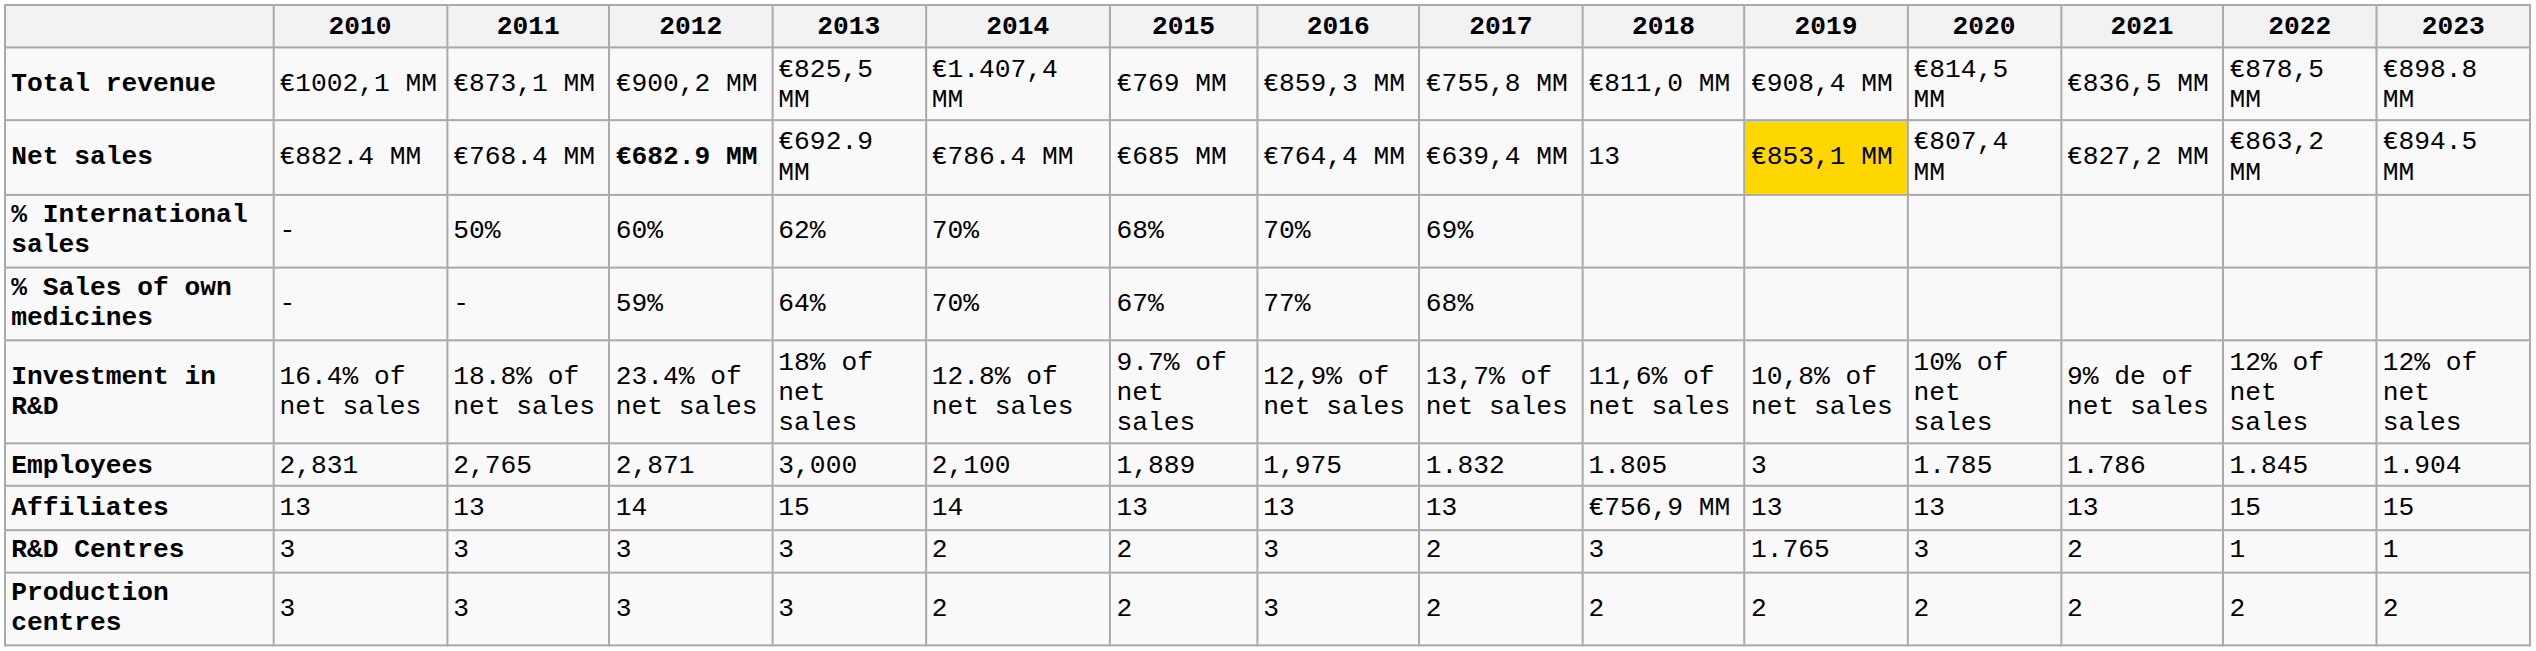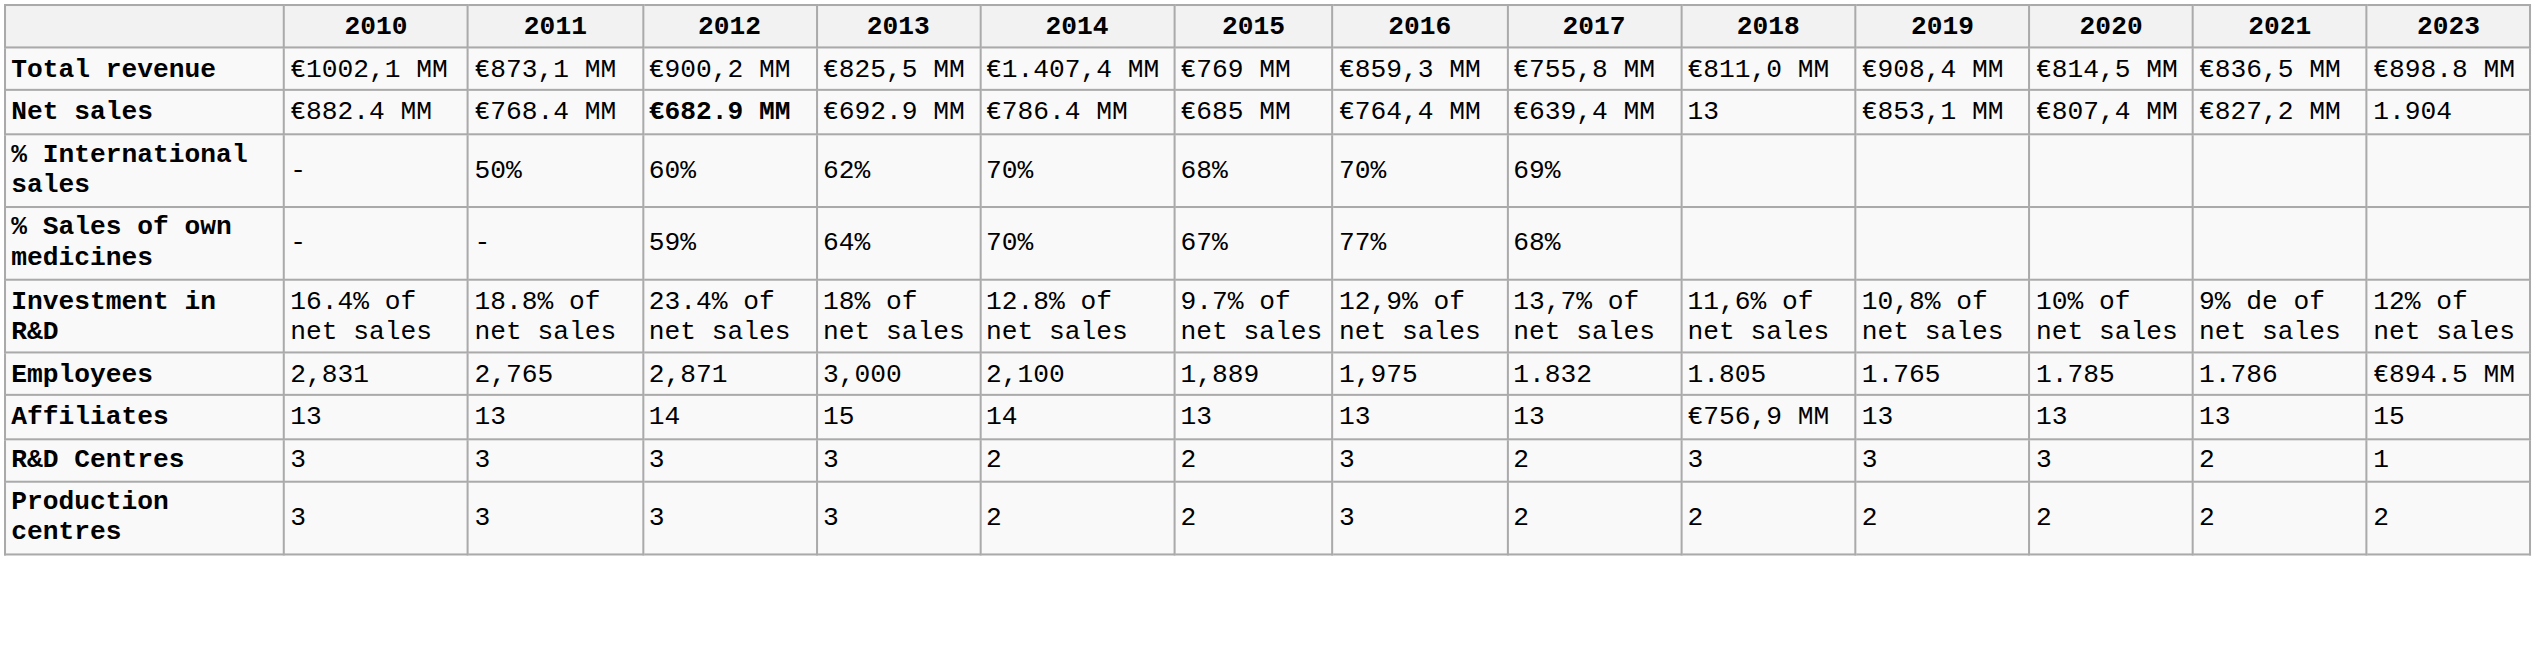- column: (2300, 26)
(1822, 157) gold background -> (1933, 112) no background
(2430, 157) €894.5 MM -> (2413, 112) 1.904
(1759, 465) 3 -> (1901, 374) 1.765
(2422, 465) 1.904 -> (2444, 374) €894.5 MM
(1790, 551) 1.765 -> (1870, 460) 3
